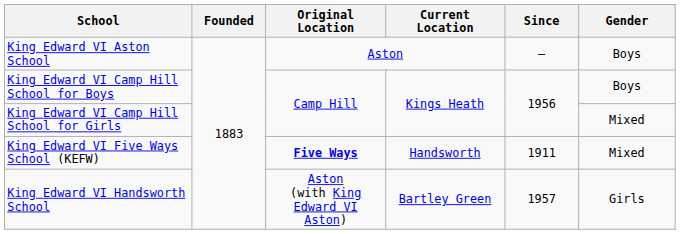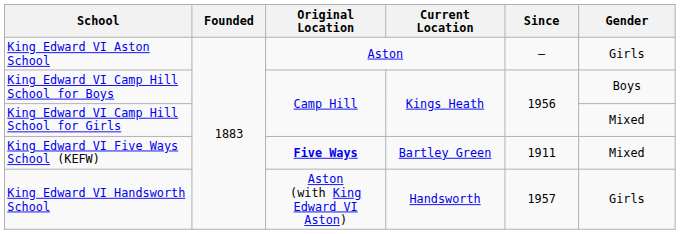(627, 54) Boys -> (627, 54) Girls
(445, 153) Handsworth -> (445, 153) Bartley Green
(445, 199) Bartley Green -> (445, 199) Handsworth
